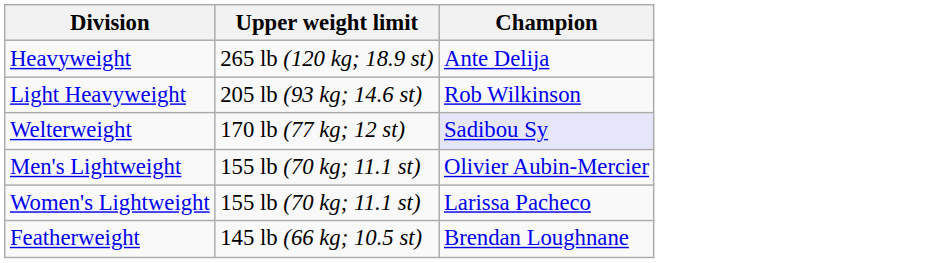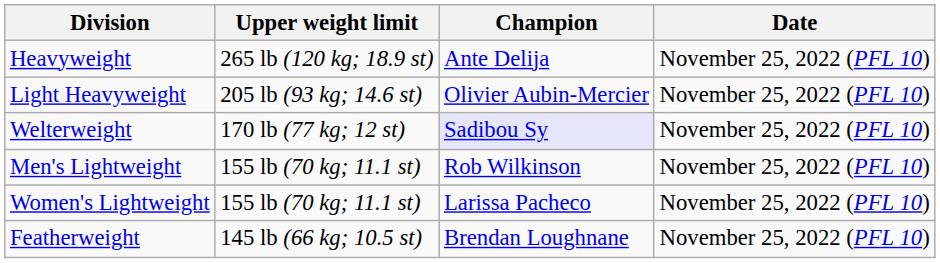+ column: (795, 22)
(512, 94) Rob Wilkinson -> (547, 94) Olivier Aubin-Mercier
(547, 166) Olivier Aubin-Mercier -> (512, 166) Rob Wilkinson
